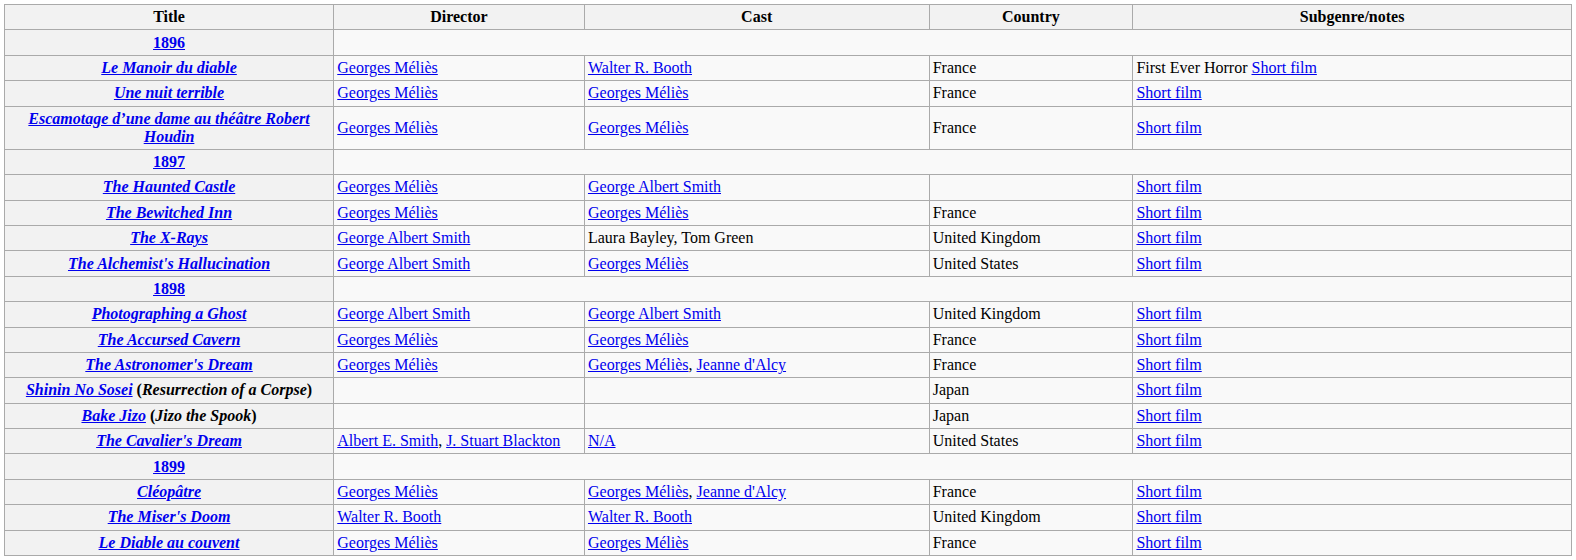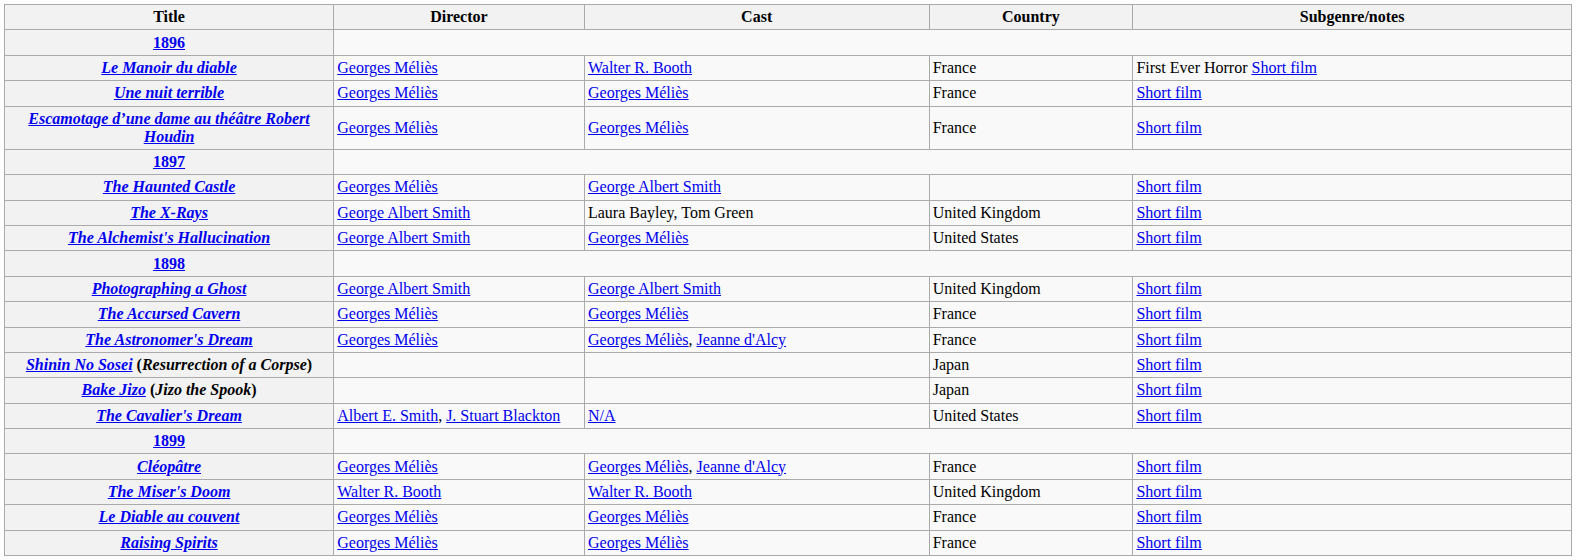- row: (169, 212)
+ row: (169, 542)
